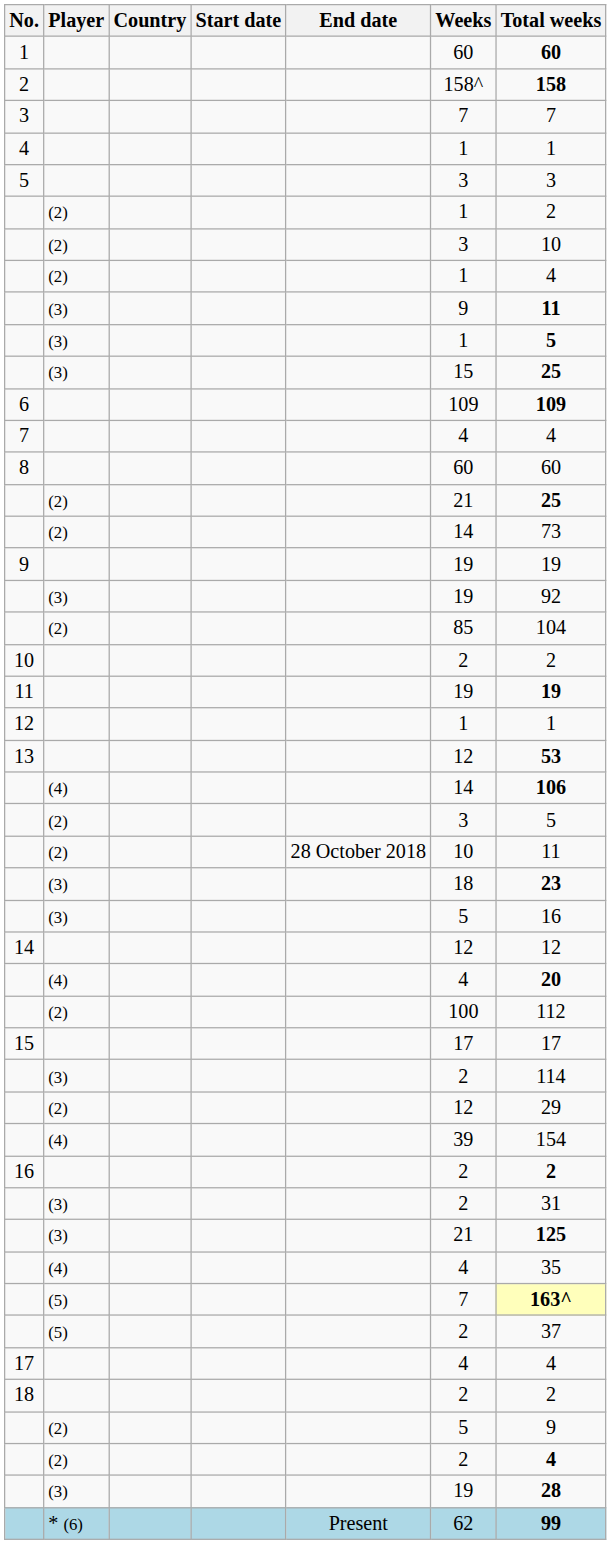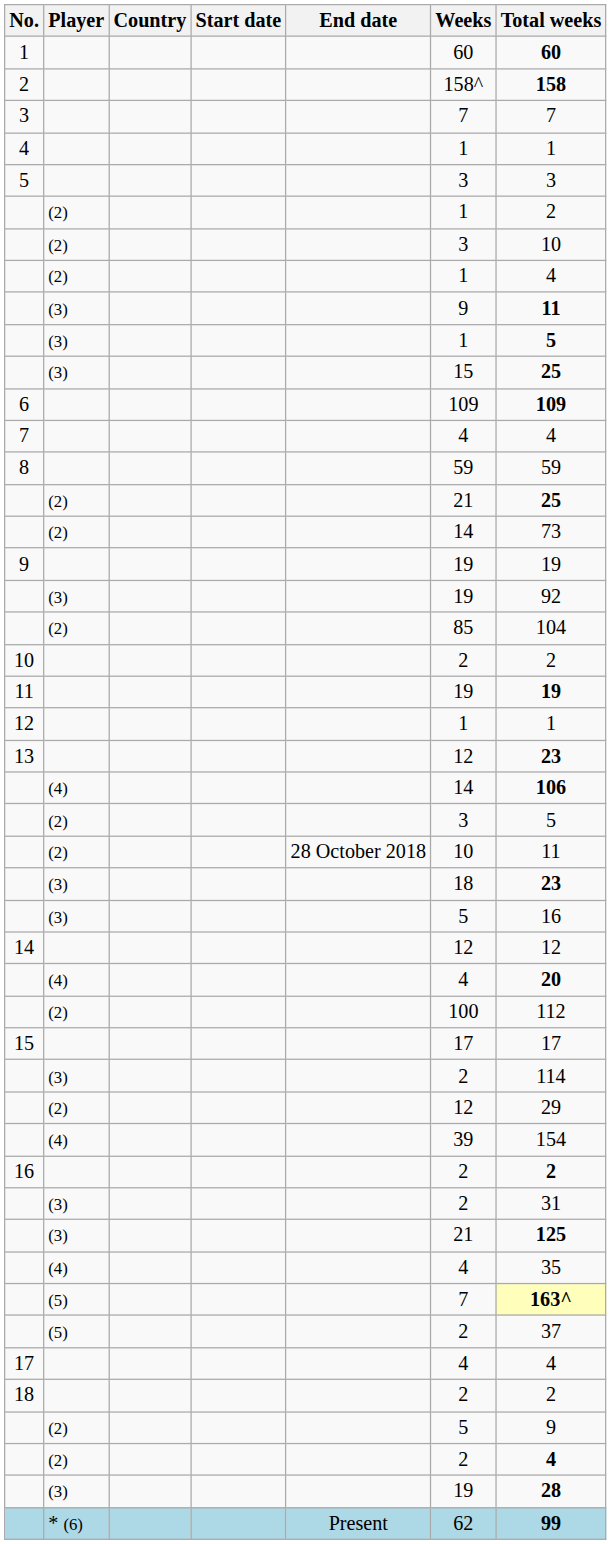(463, 468) 60 -> (463, 468) 59
(551, 468) 60 -> (551, 468) 59
(551, 755) 53 -> (551, 755) 23
